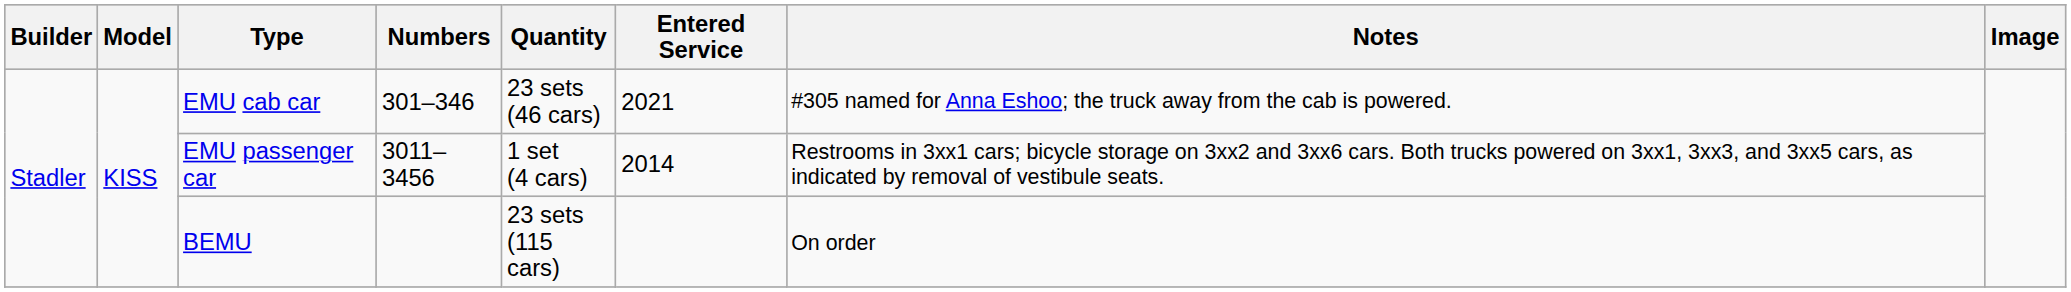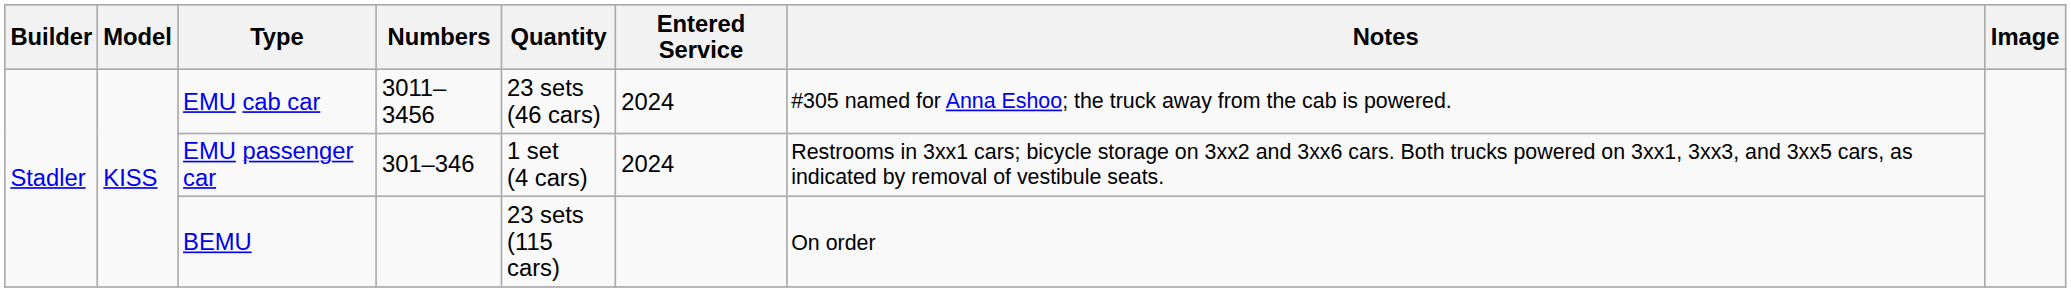(428, 101) 301–346 -> (414, 101) 3011–3456
(648, 101) 2021 -> (648, 101) 2024
(414, 165) 3011–3456 -> (428, 165) 301–346
(648, 165) 2014 -> (648, 165) 2024
